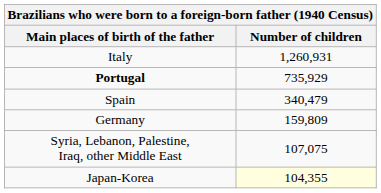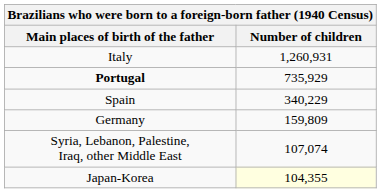(306, 99) 340,479 -> (306, 99) 340,229
(306, 148) 107,075 -> (306, 148) 107,074
